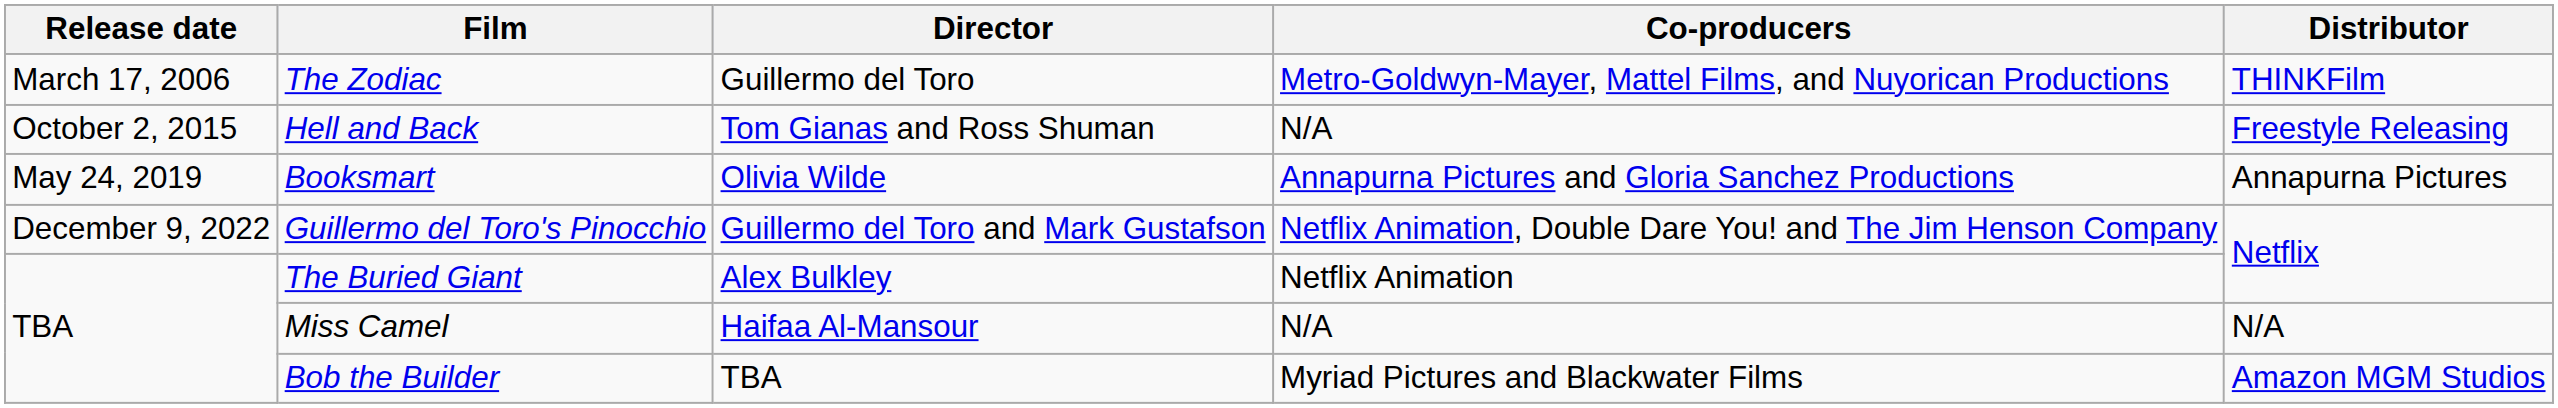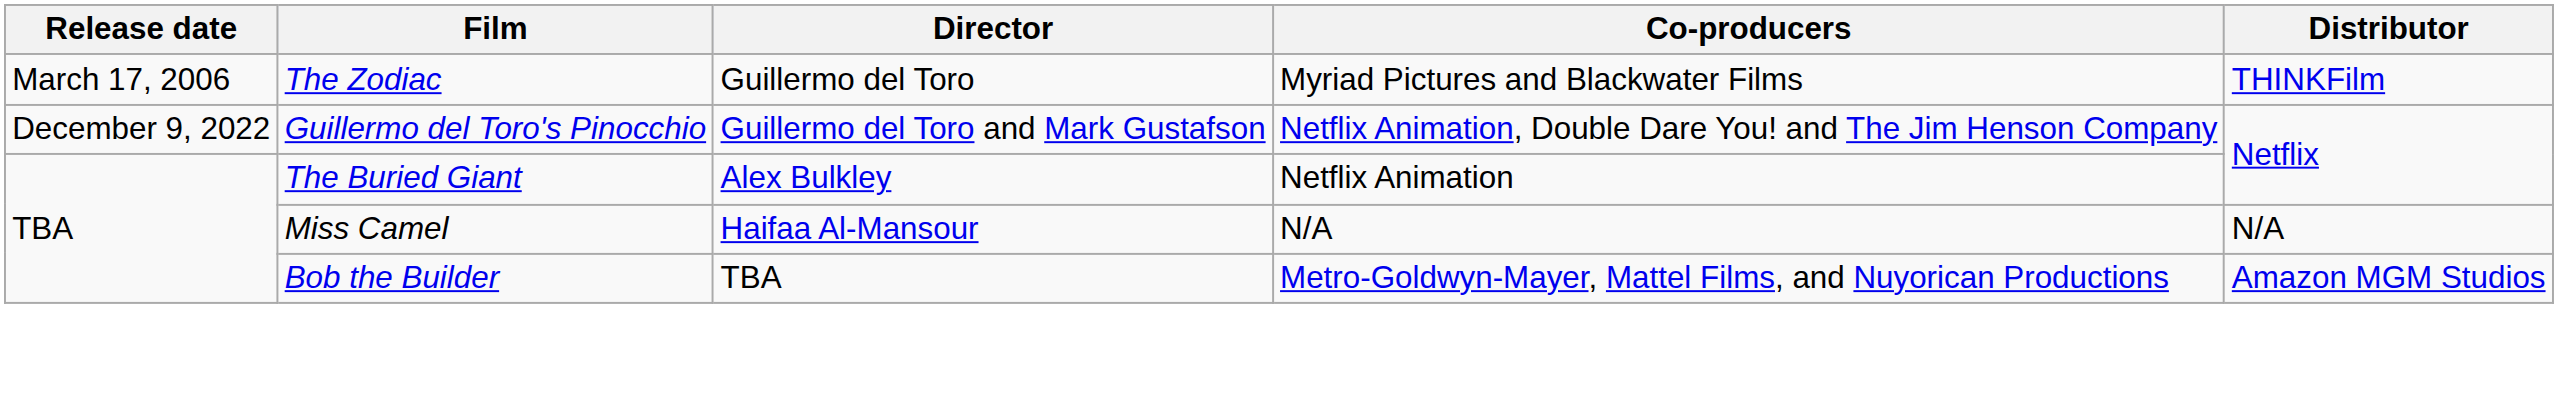(1724, 79) Metro-Goldwyn-Mayer, Mattel Films, and Nuyorican Productions -> (1541, 79) Myriad Pictures and Blackwater Films
- row: (381, 128)
- row: (360, 178)
(1541, 377) Myriad Pictures and Blackwater Films -> (1724, 278) Metro-Goldwyn-Mayer, Mattel Films, and Nuyorican Productions
